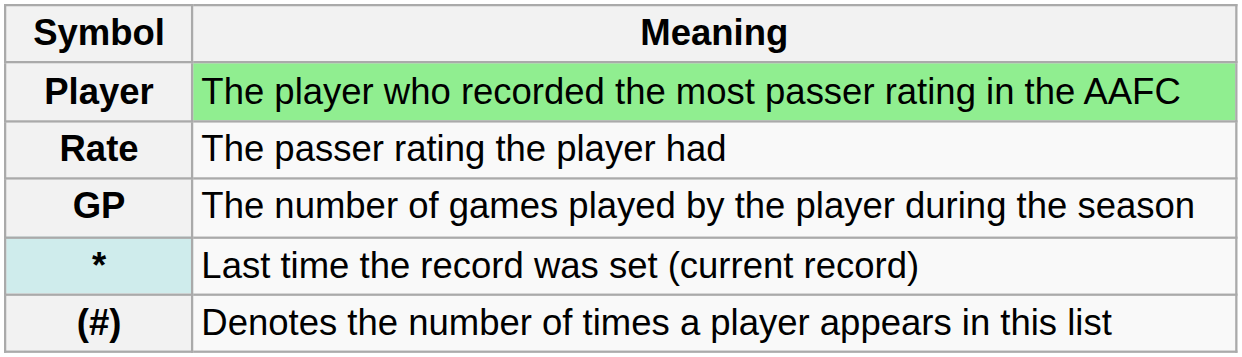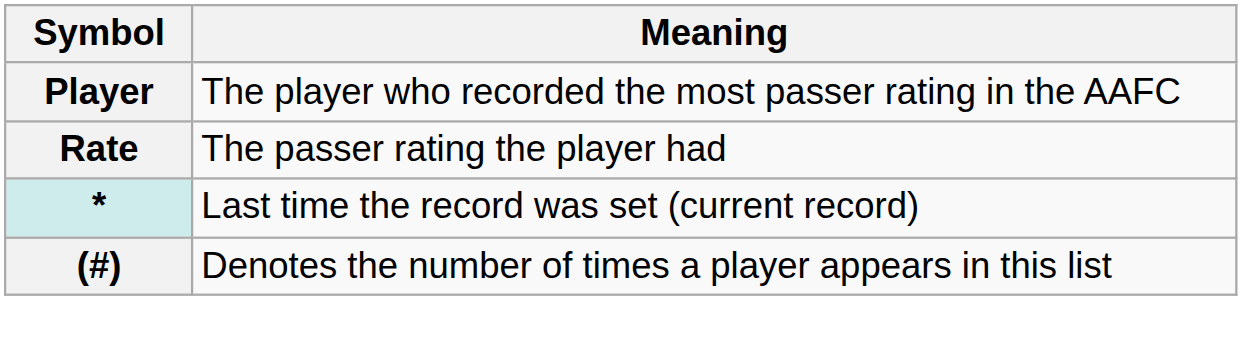(691, 91) lightgreen background -> (691, 91) no background
- row: (99, 206)
